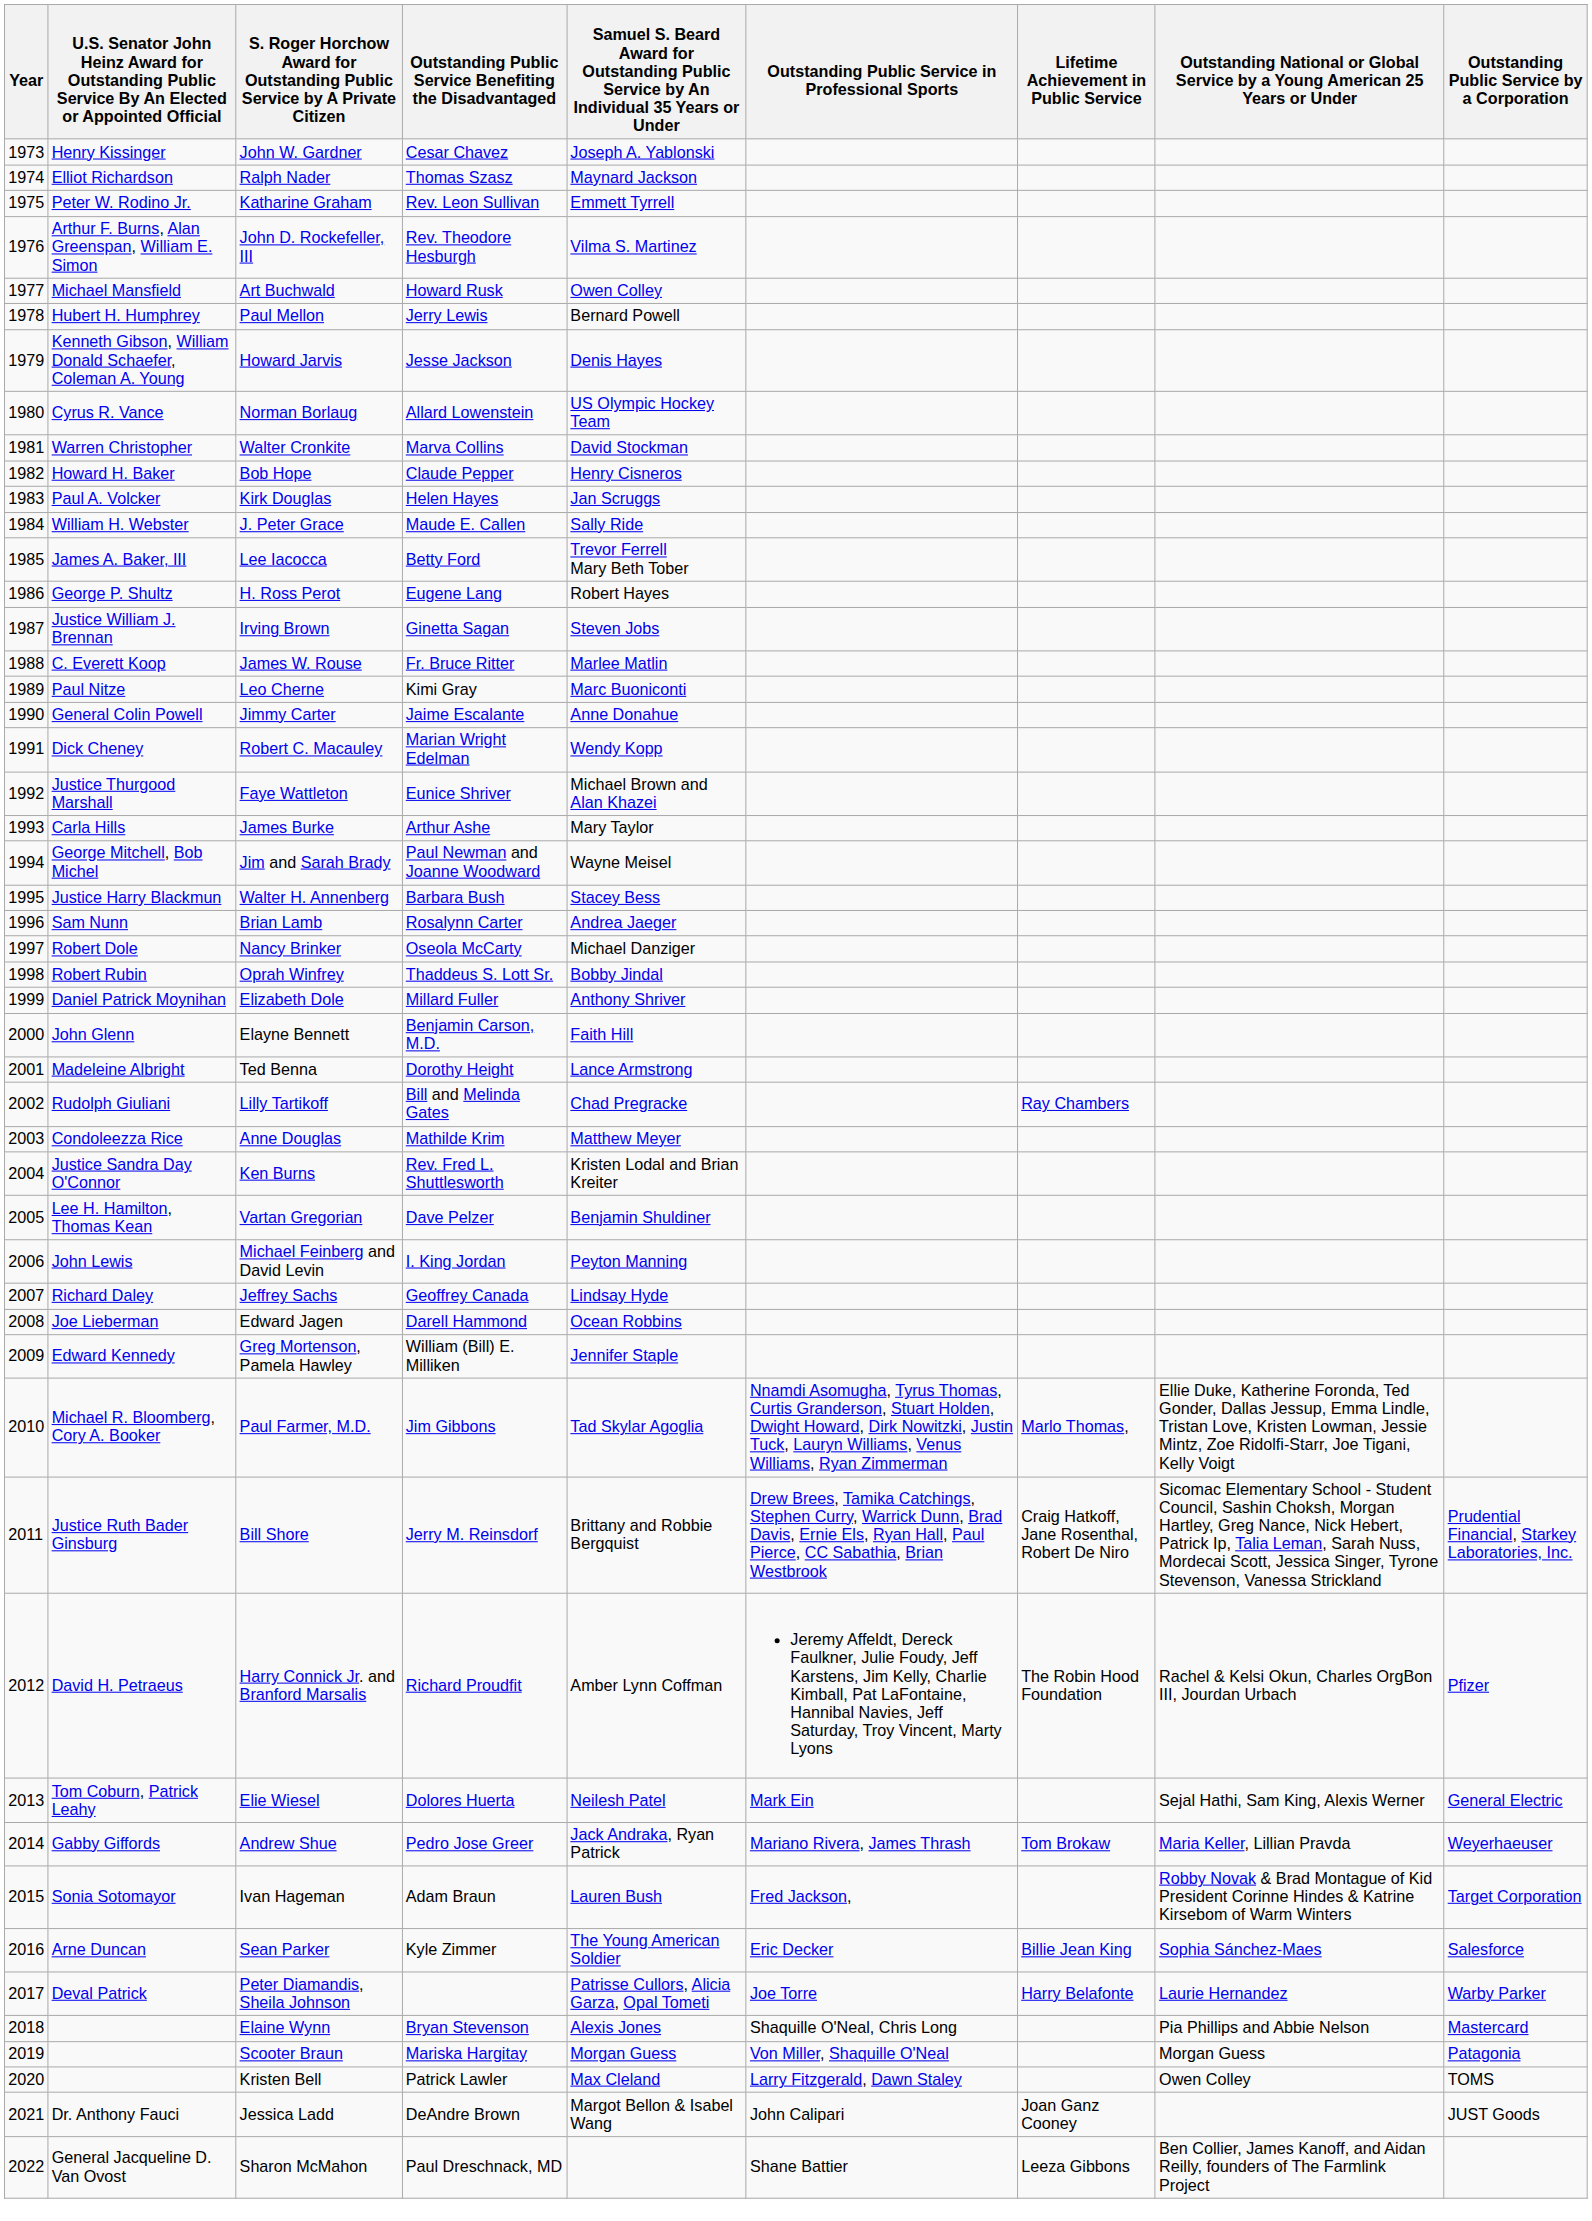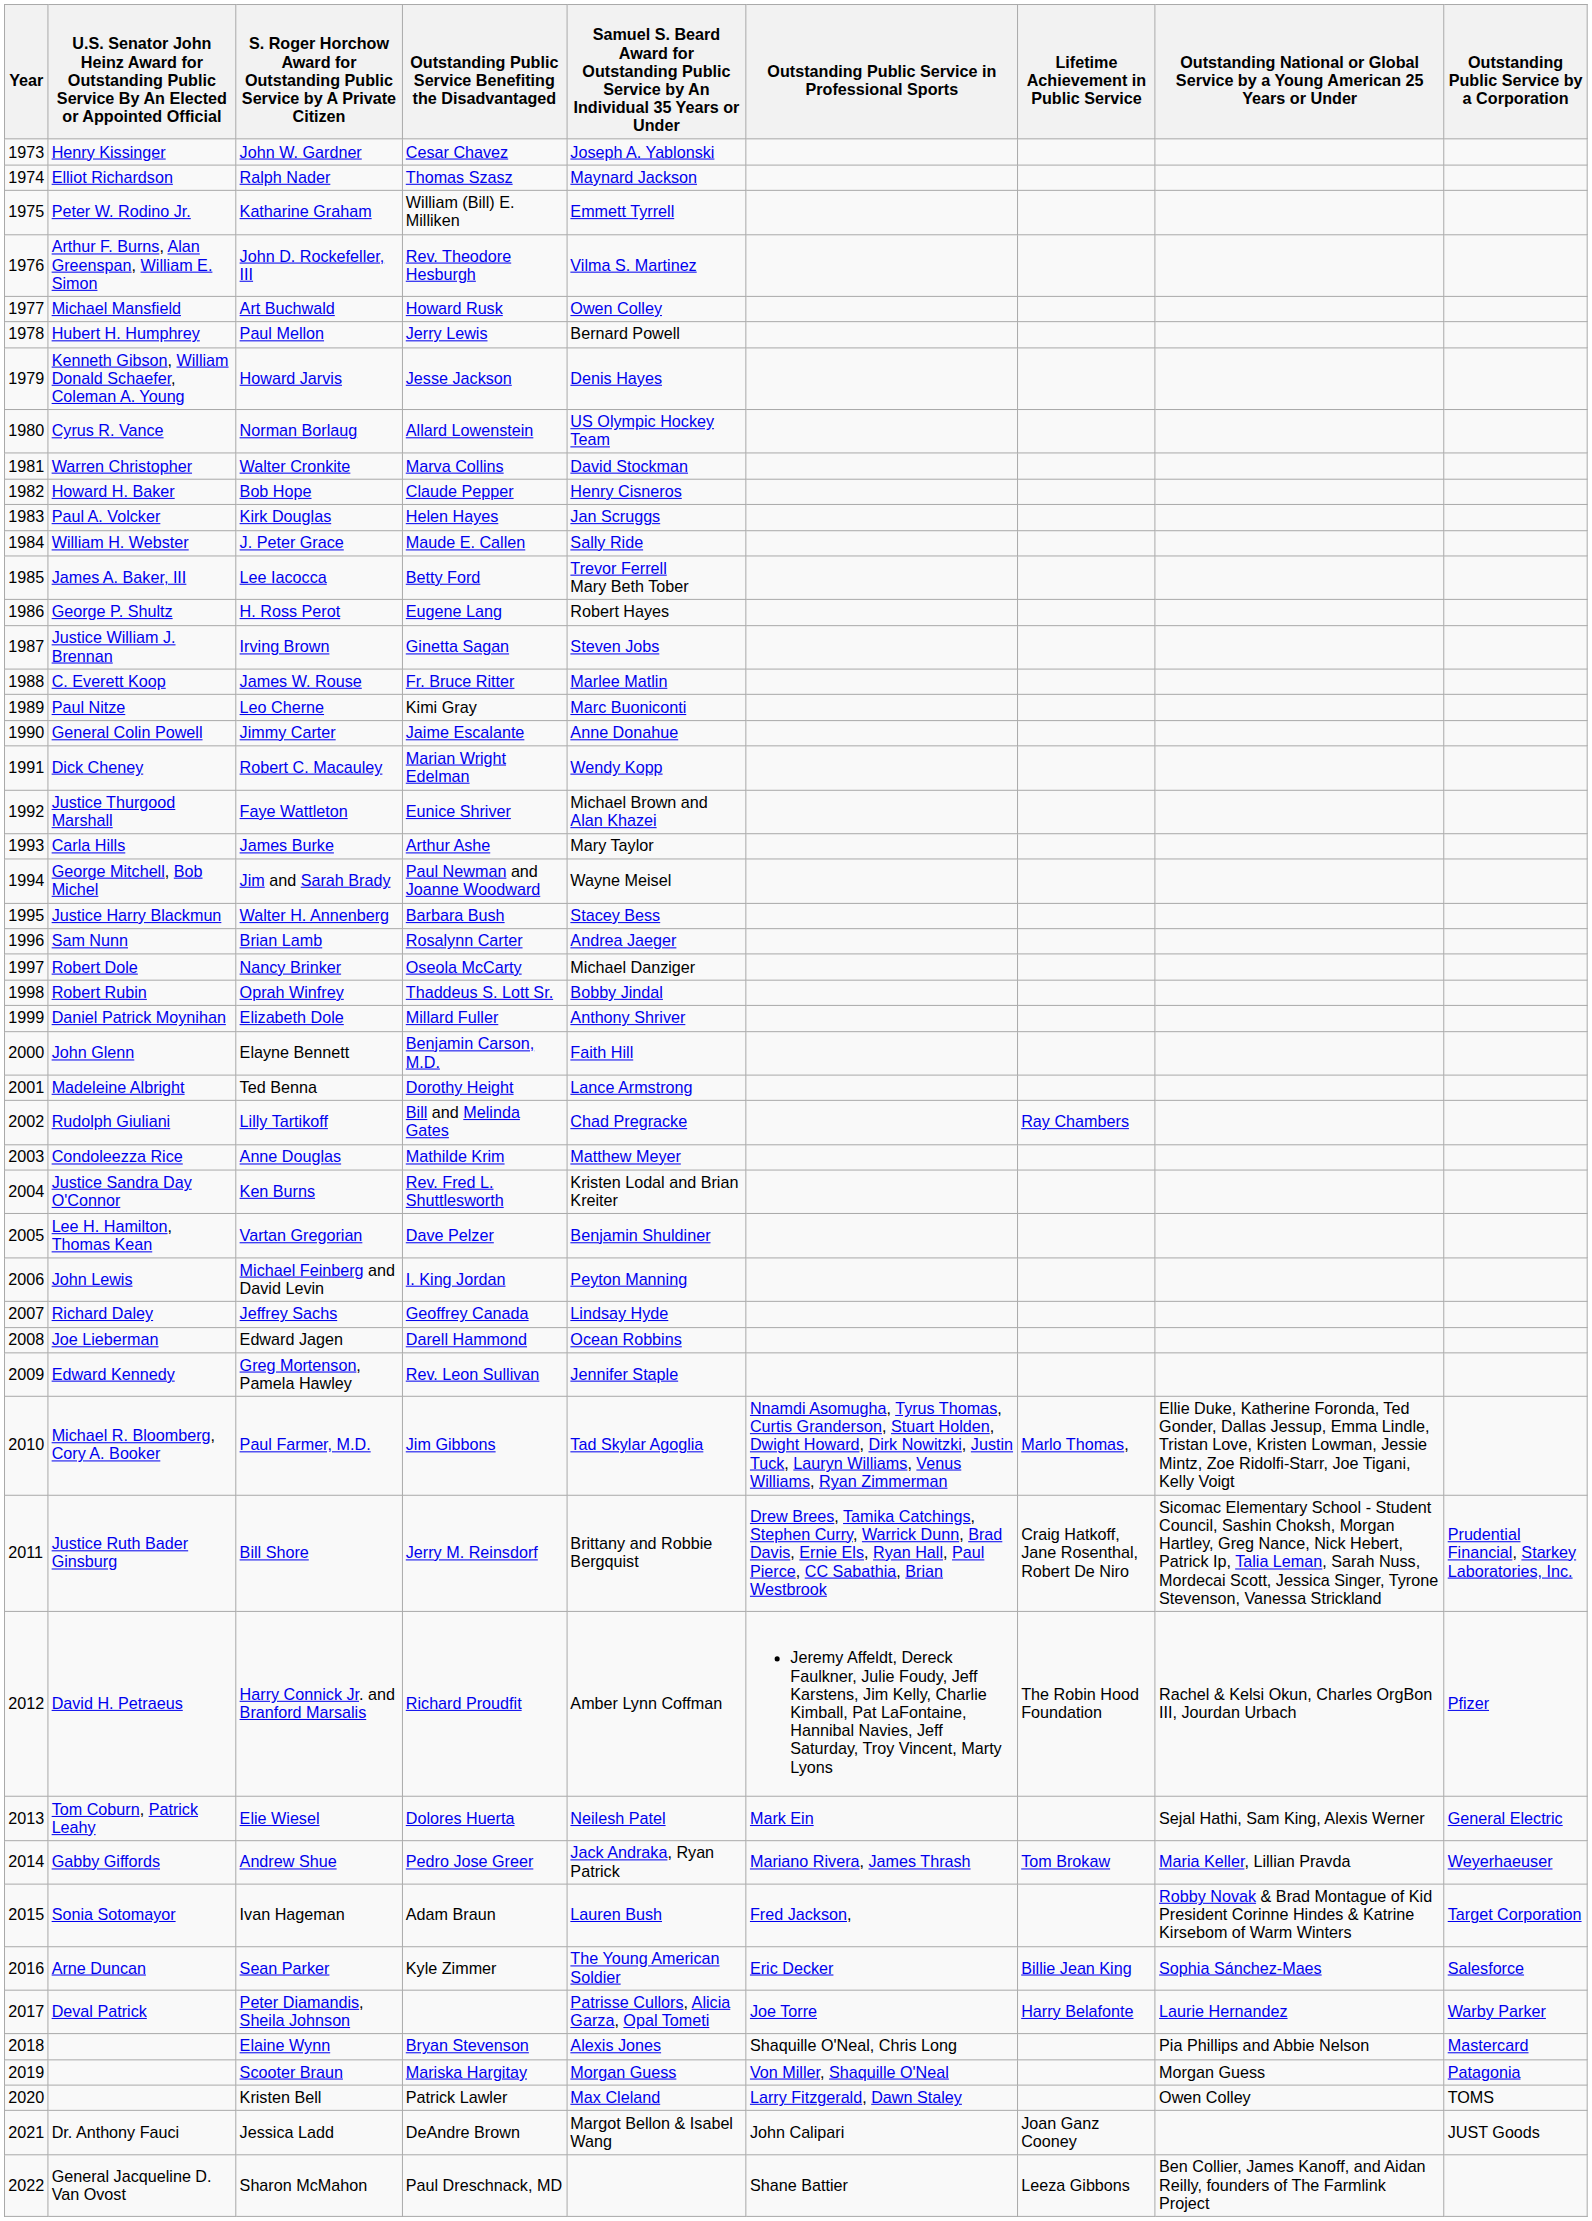(473, 203) Rev. Leon Sullivan -> (460, 212) William (Bill) E. Milliken
(460, 1356) William (Bill) E. Milliken -> (473, 1374) Rev. Leon Sullivan
